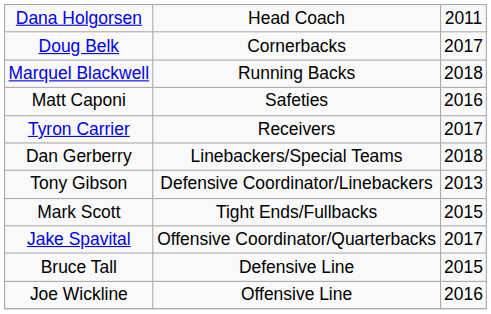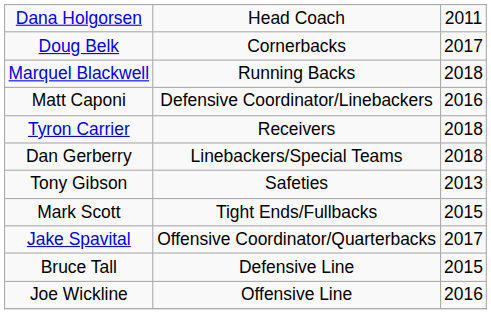(297, 101) Safeties -> (297, 101) Defensive Coordinator/Linebackers
(463, 128) 2017 -> (463, 128) 2018
(297, 184) Defensive Coordinator/Linebackers -> (297, 184) Safeties
